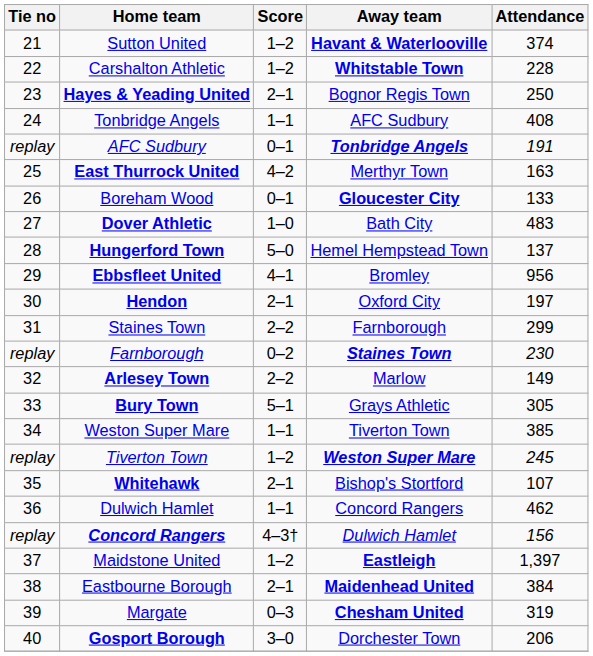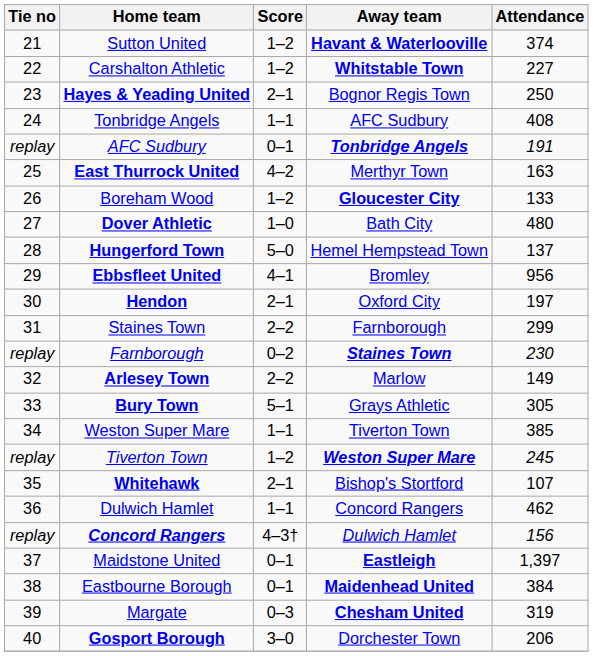(540, 69) 228 -> (540, 69) 227
(280, 198) 0–1 -> (280, 198) 1–2
(540, 224) 483 -> (540, 224) 480
(280, 560) 1–2 -> (280, 560) 0–1
(280, 586) 2–1 -> (280, 586) 0–1
